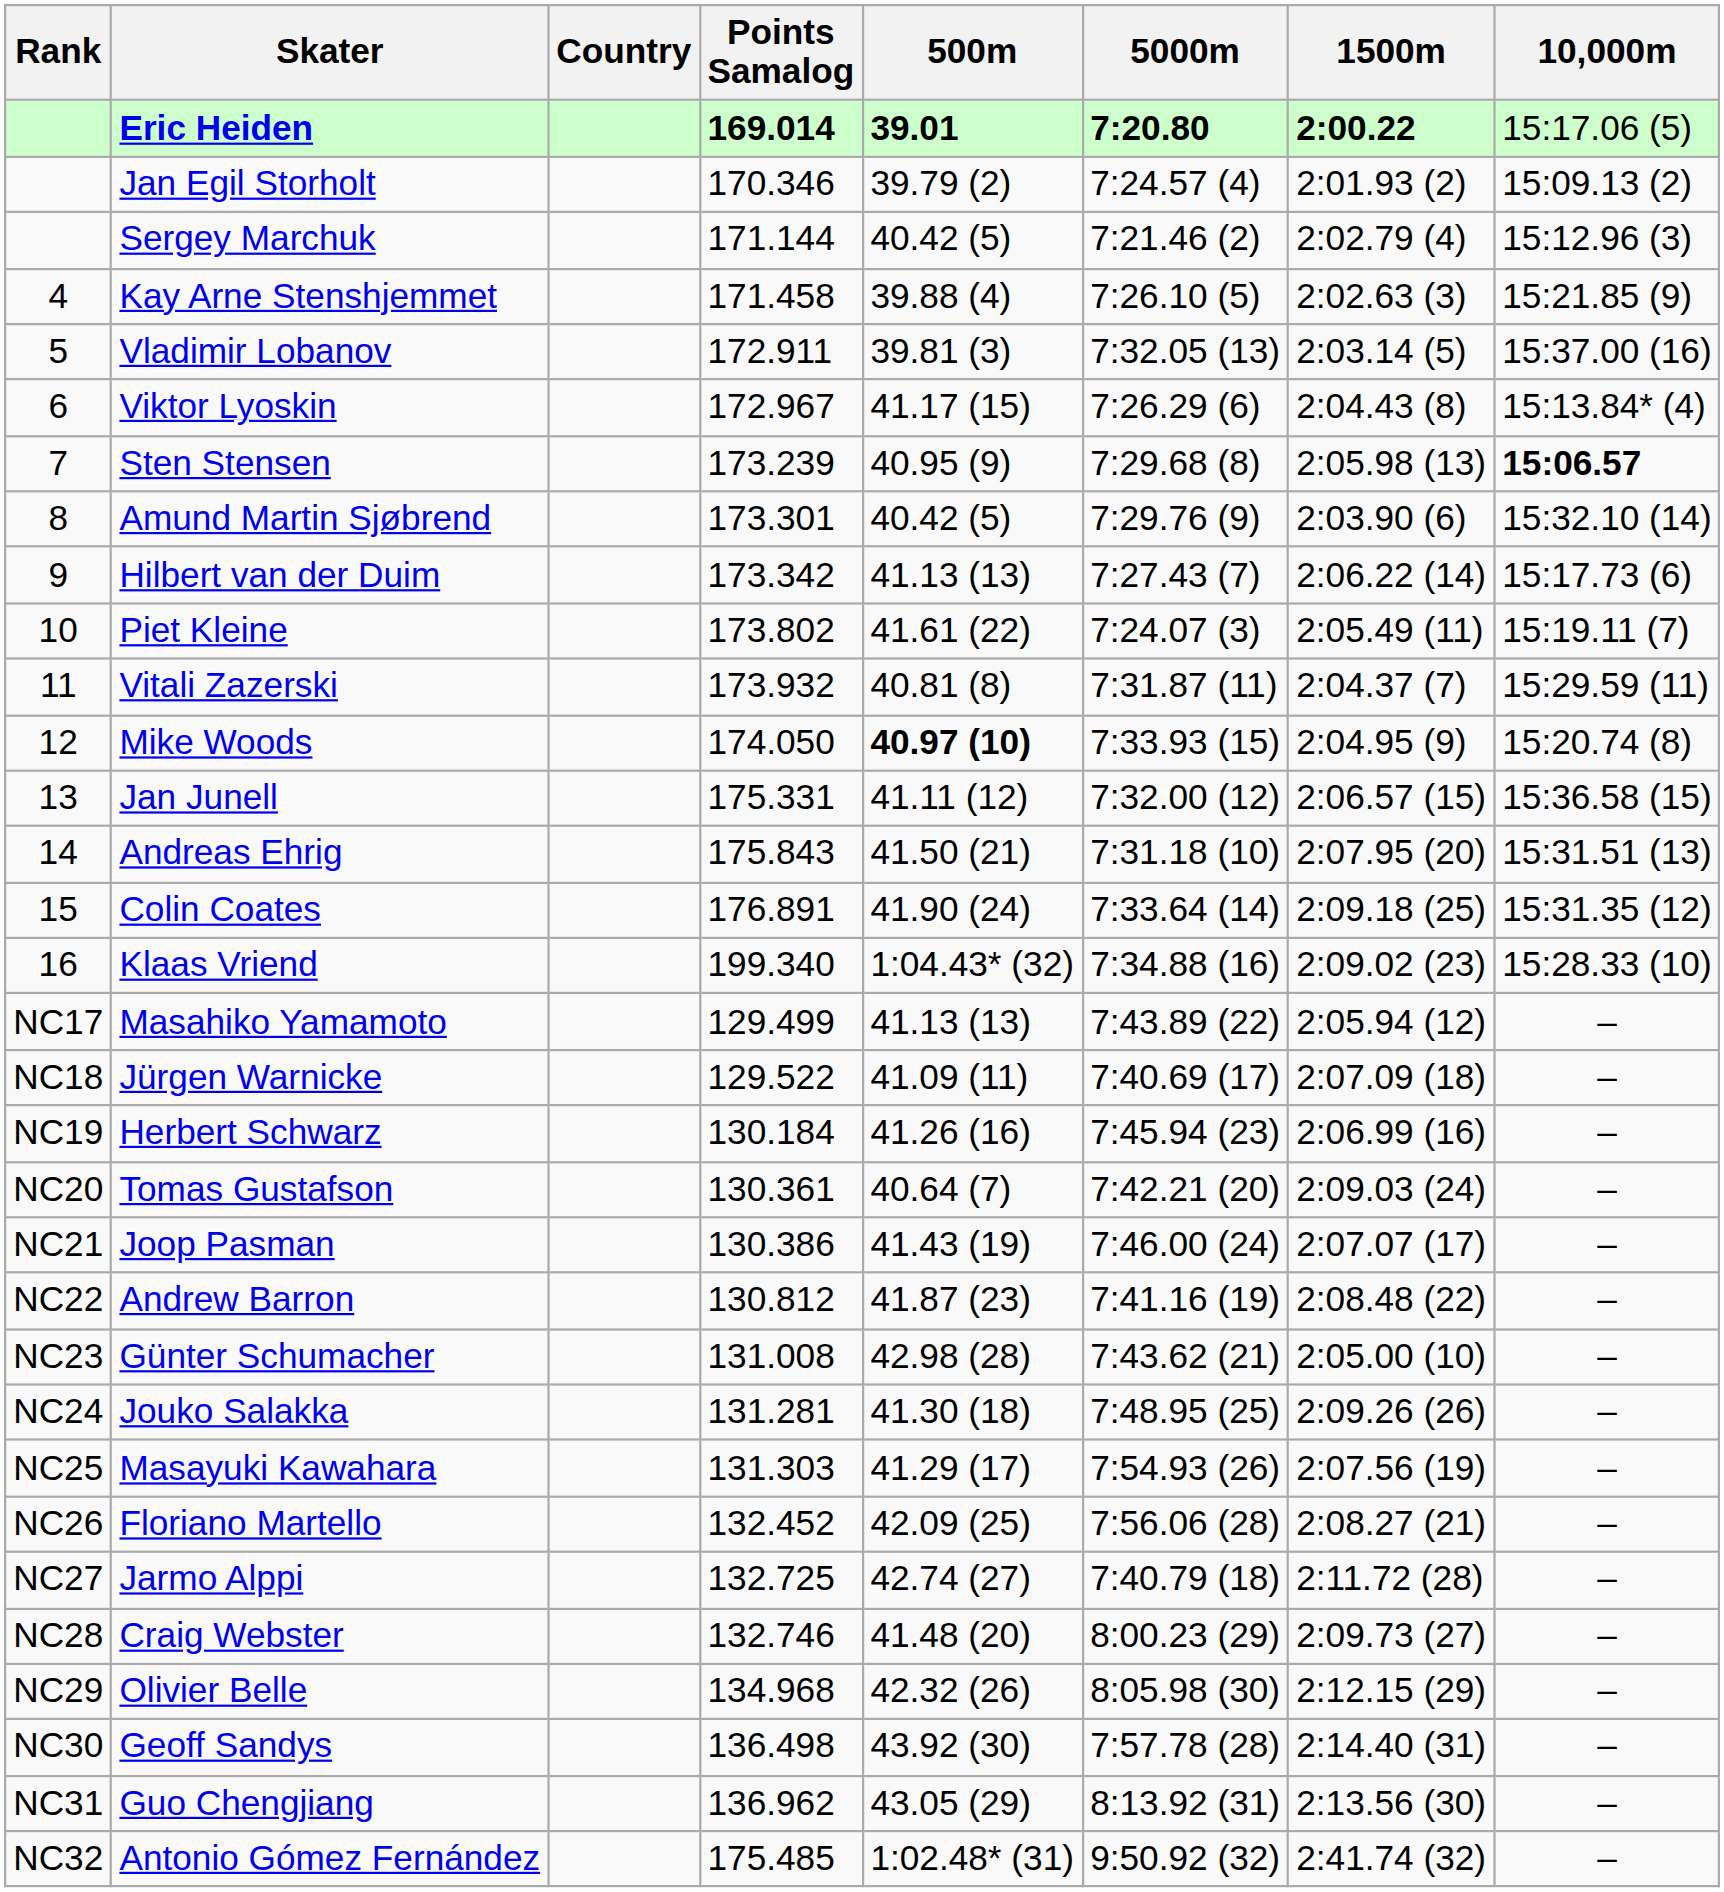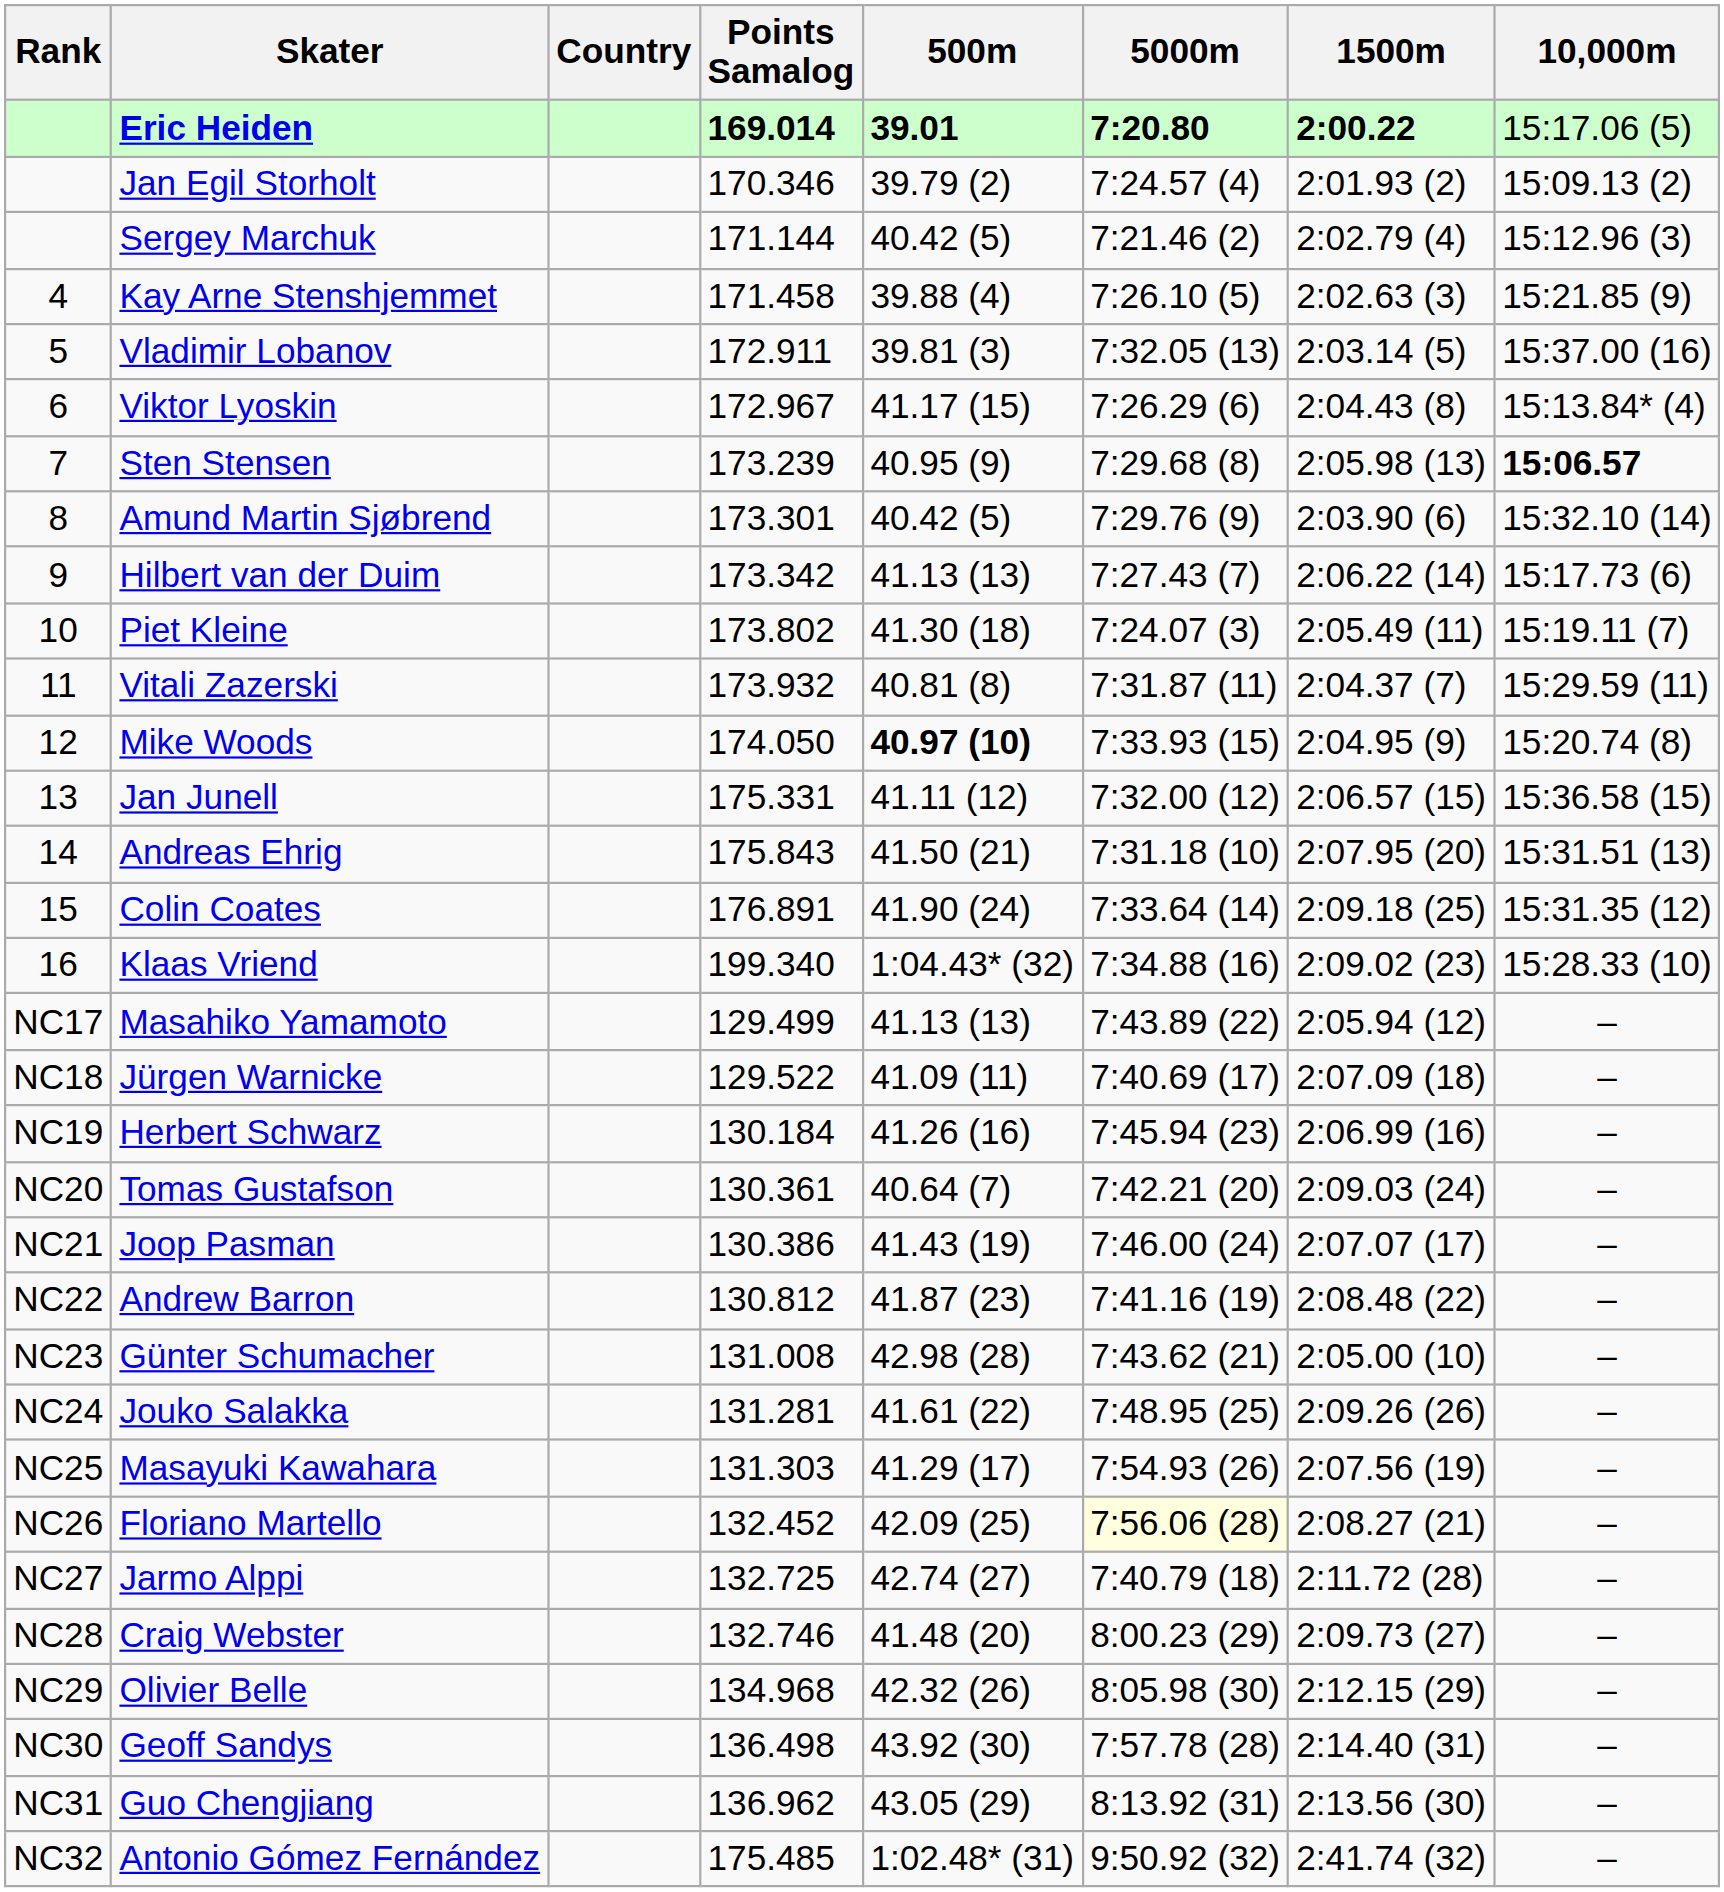(951, 630) 41.61 (22) -> (951, 630) 41.30 (18)
(951, 1411) 41.30 (18) -> (951, 1411) 41.61 (22)
(1185, 1523) no background -> (1185, 1523) lightyellow background
